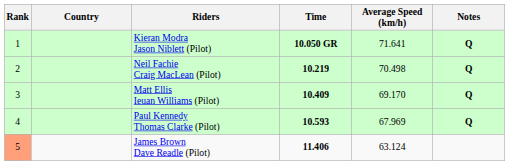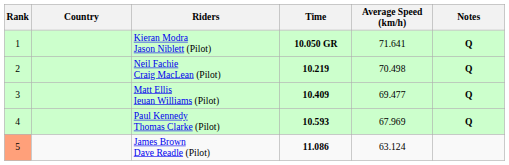(392, 95) 69.170 -> (392, 95) 69.477
(316, 147) 11.406 -> (316, 147) 11.086
